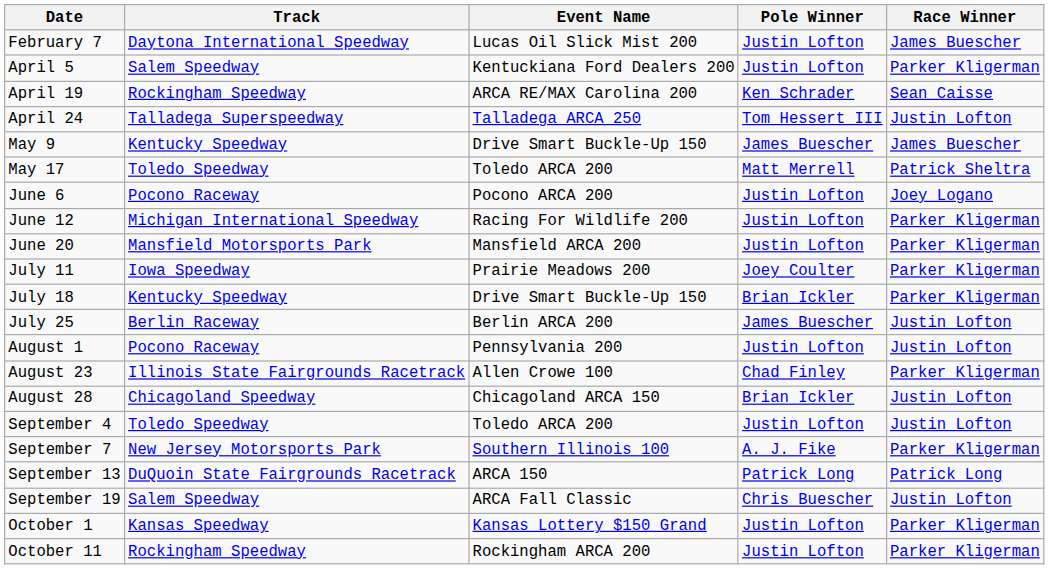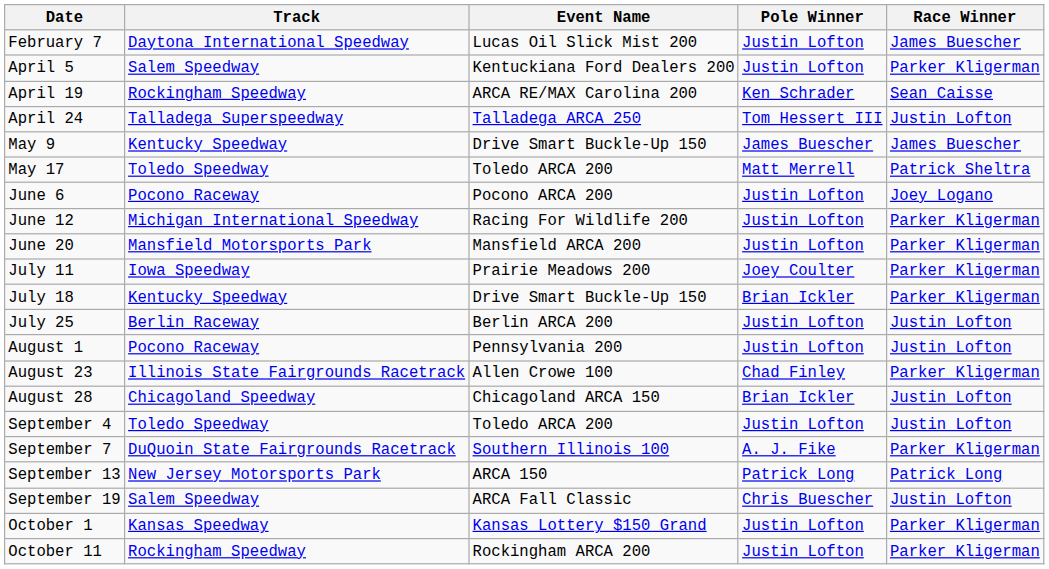(808, 322) James Buescher -> (803, 322) Justin Lofton
(254, 450) New Jersey Motorsports Park -> (292, 450) DuQuoin State Fairgrounds Racetrack
(292, 475) DuQuoin State Fairgrounds Racetrack -> (254, 475) New Jersey Motorsports Park
